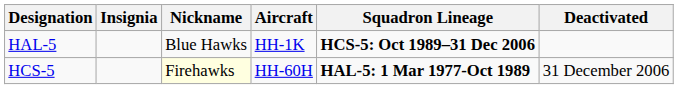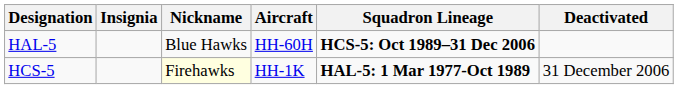(280, 44) HH-1K -> (284, 44) HH-60H
(284, 70) HH-60H -> (280, 70) HH-1K
